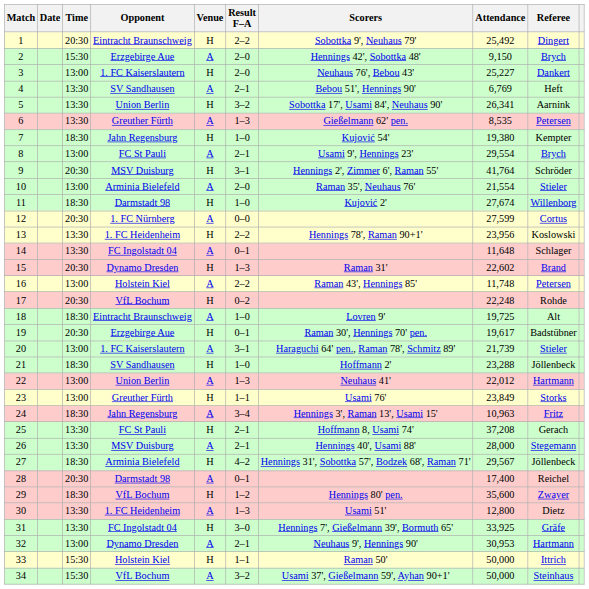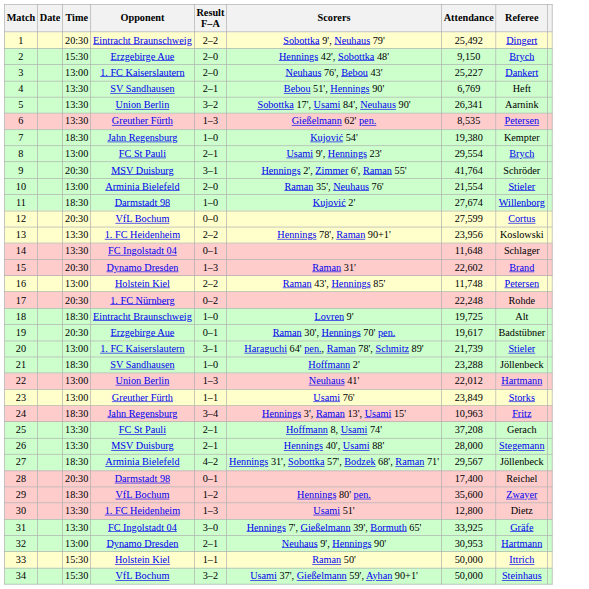- column: (210, 18)
(142, 219) 1. FC Nürnberg -> (142, 219) VfL Bochum
(142, 300) VfL Bochum -> (142, 300) 1. FC Nürnberg
